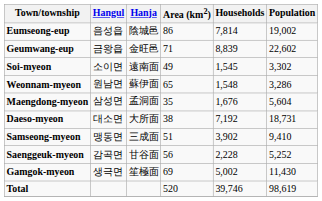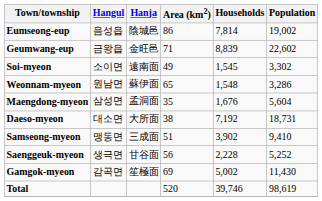(108, 154) 감곡면 -> (108, 154) 생극면
(108, 172) 생극면 -> (108, 172) 감곡면
